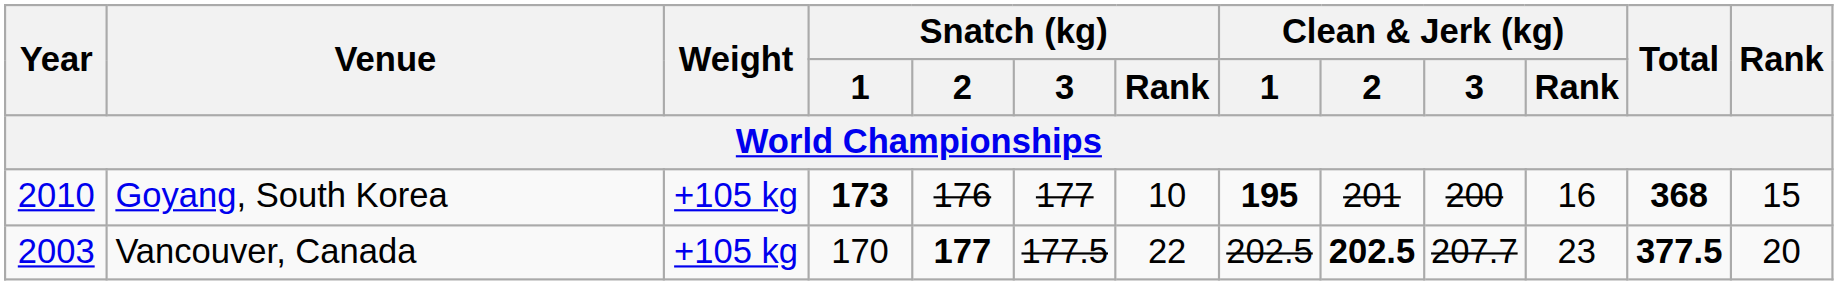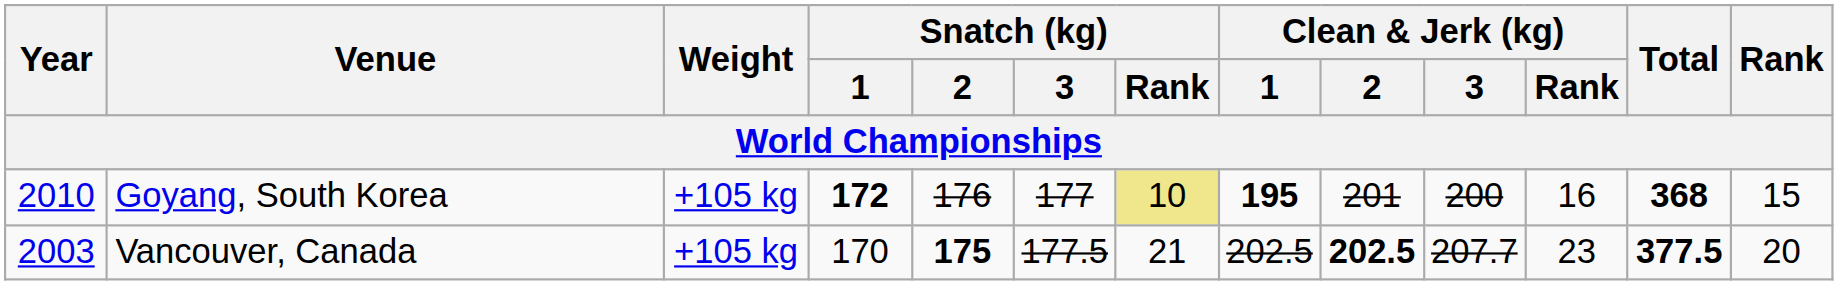(860, 196) 173 -> (860, 196) 172
(1167, 196) no background -> (1167, 196) khaki background
(962, 251) 177 -> (962, 251) 175
(1167, 251) 22 -> (1167, 251) 21
